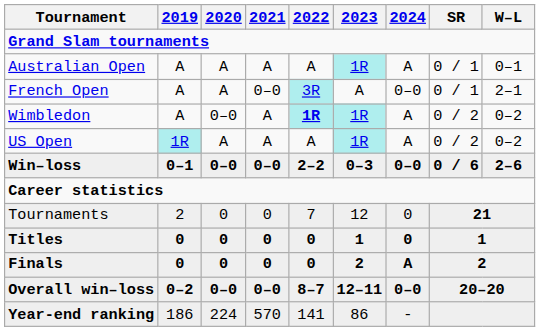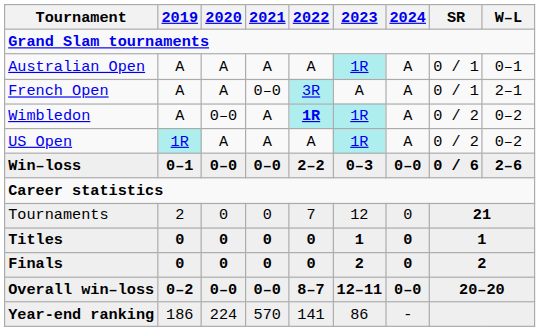(408, 91) 0–0 -> (408, 91) A
(408, 265) A -> (408, 265) 0
